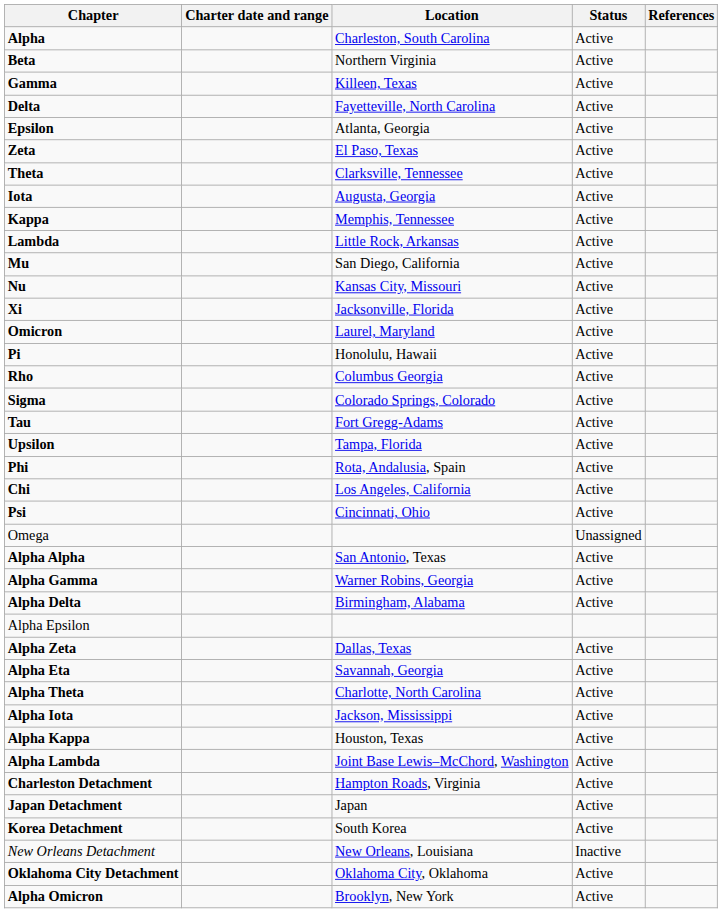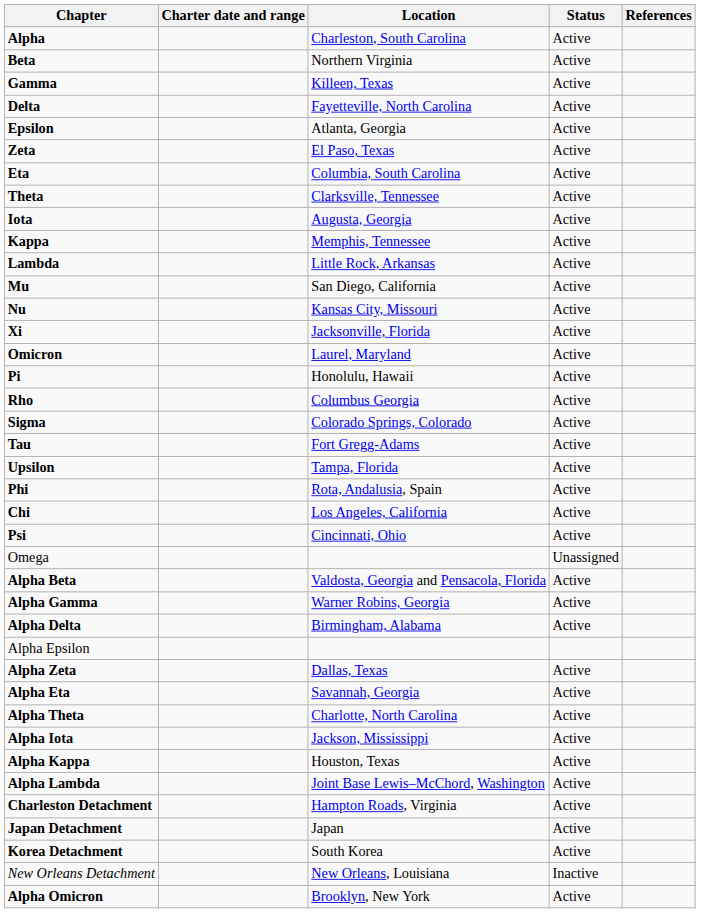+ row: (18, 173)
- row: (46, 557)
+ row: (42, 580)
- row: (93, 873)
